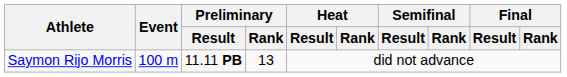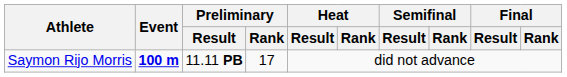(158, 60) normal -> (159, 60) bold
(266, 60) 13 -> (267, 60) 17
